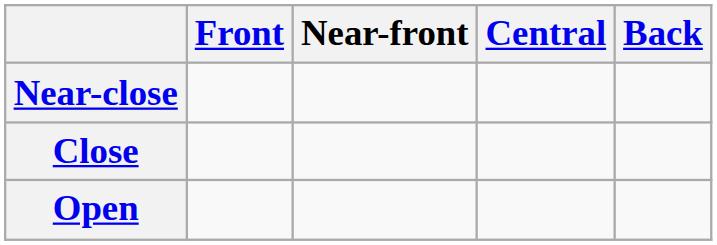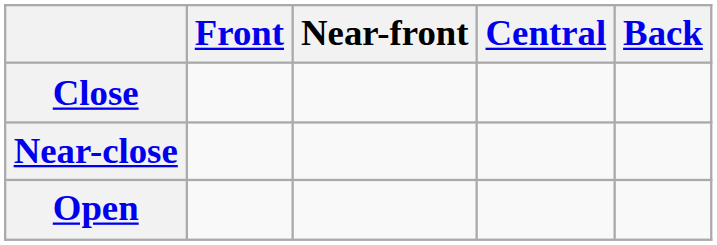rows swapped: (96, 150) <-> (96, 92)
